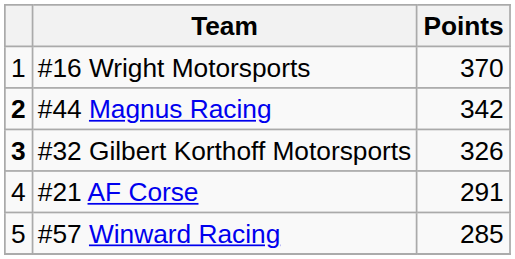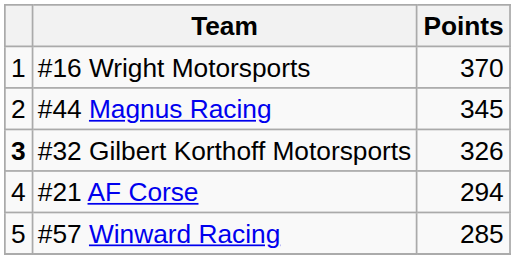(18, 109) bold -> (18, 109) normal
(482, 109) 342 -> (482, 109) 345
(482, 192) 291 -> (482, 192) 294
